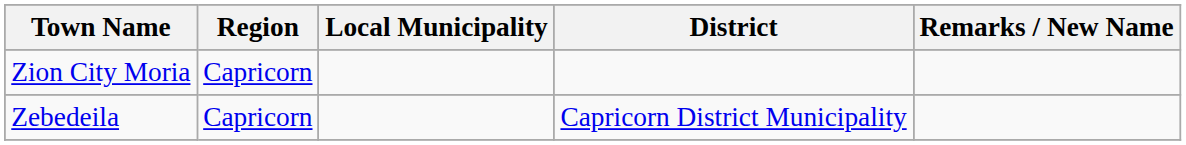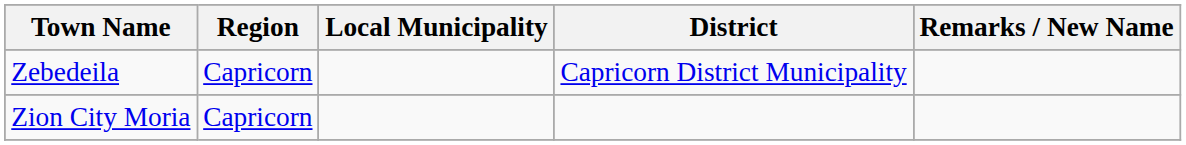rows swapped: (65, 117) <-> (101, 72)
